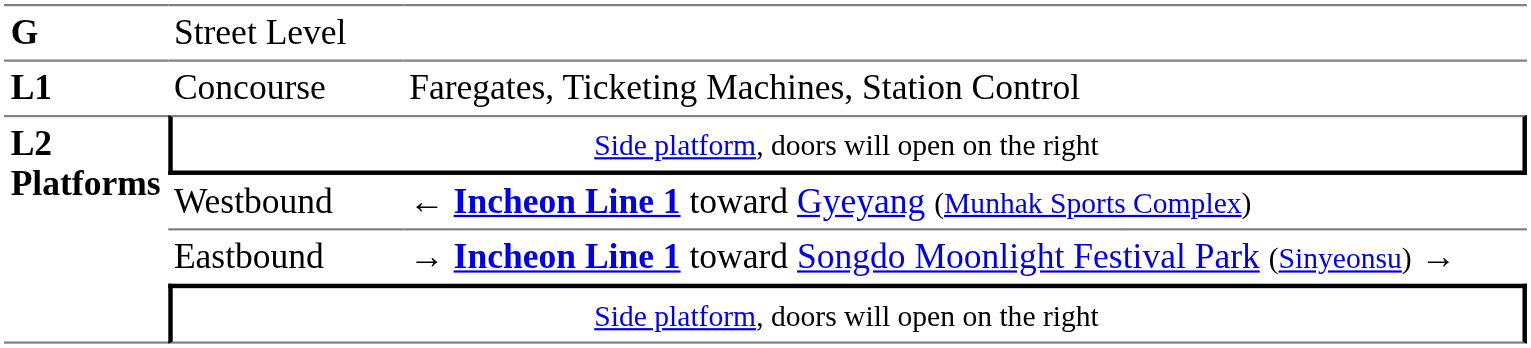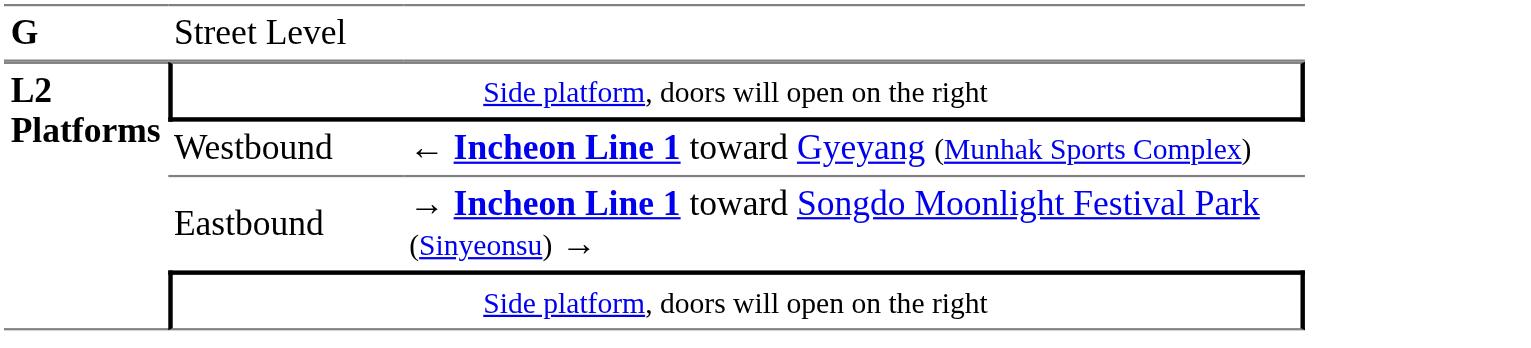- row: (250, 87)
